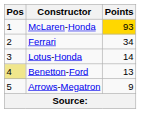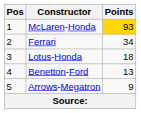(128, 57) 14 -> (128, 57) 18
(9, 72) khaki background -> (9, 72) no background
